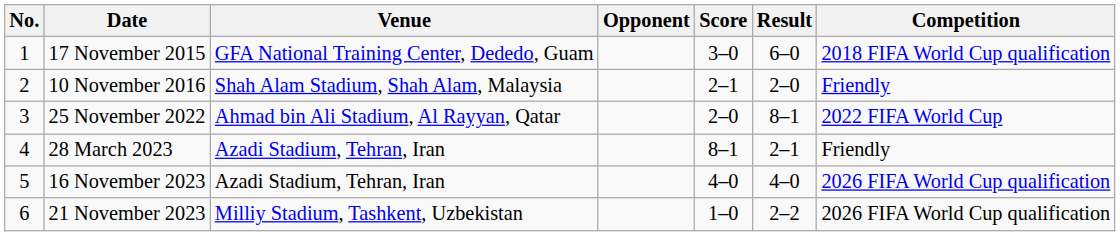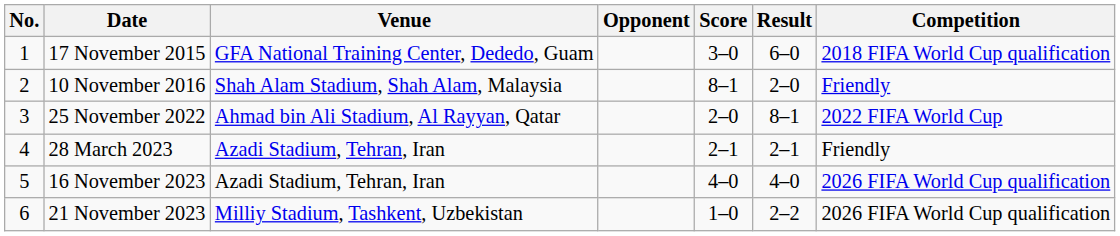(723, 85) 2–1 -> (723, 85) 8–1
(723, 149) 8–1 -> (723, 149) 2–1
